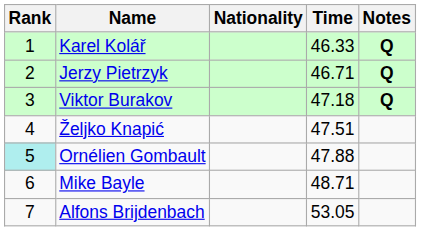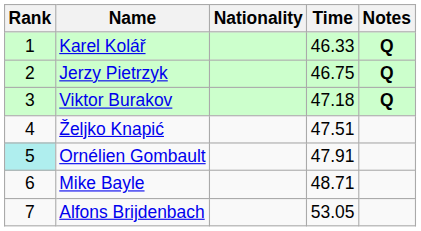(333, 73) 46.71 -> (333, 73) 46.75
(333, 156) 47.88 -> (333, 156) 47.91
